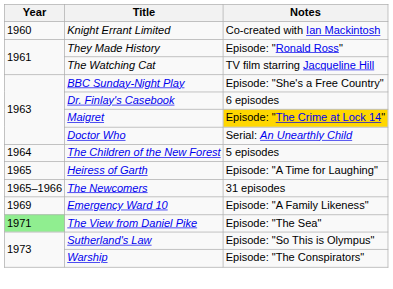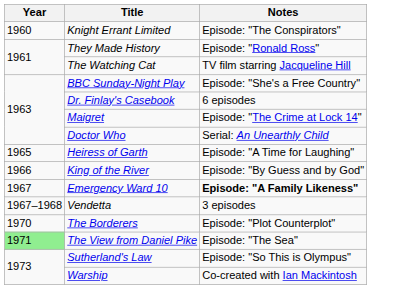(303, 30) Co-created with Ian Mackintosh -> (271, 30) Episode: "The Conspirators"
(305, 118) gold background -> (282, 118) no background
- row: (144, 153)
- row: (107, 188)
+ row: (108, 170)
(19, 205) 1969 -> (19, 188) 1967
(297, 205) normal -> (280, 188) bold
+ row: (89, 205)
+ row: (103, 223)
(295, 258) Episode: "The Conspirators" -> (280, 275) Co-created with Ian Mackintosh
